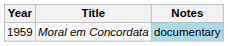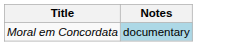- column: (20, 13)
